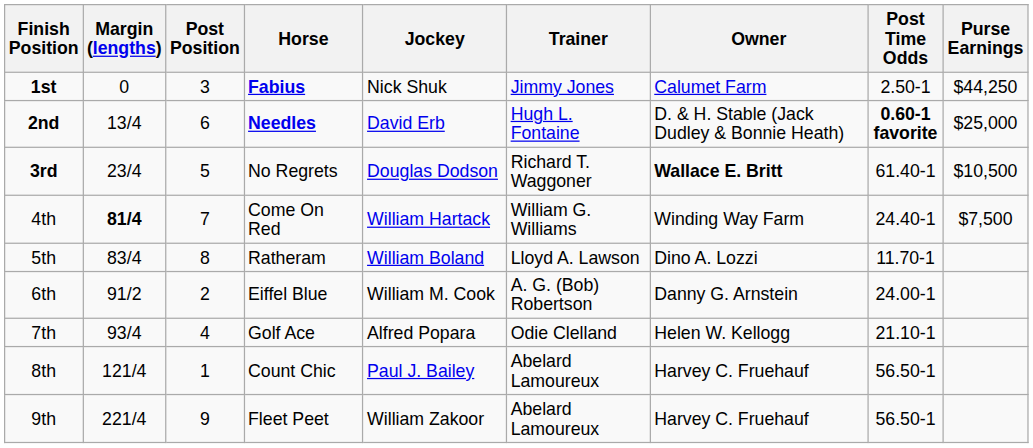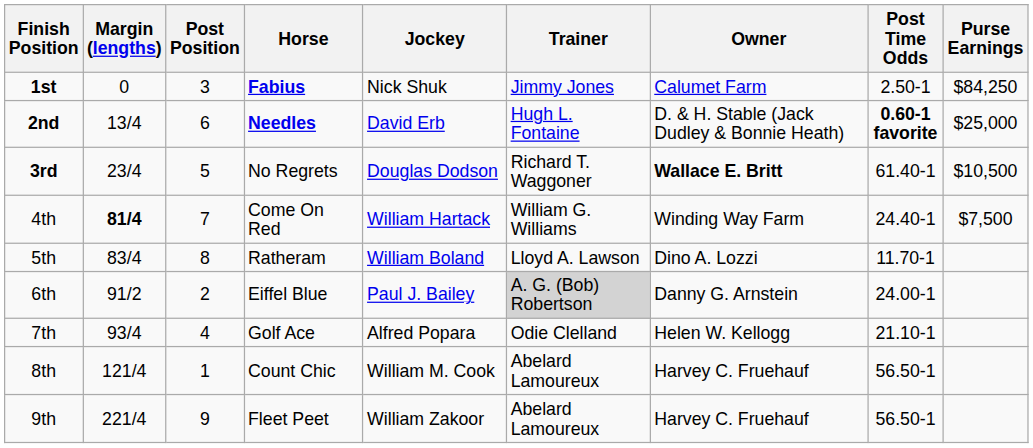(985, 86) $44,250 -> (985, 86) $84,250
(431, 295) William M. Cook -> (421, 295) Paul J. Bailey
(555, 295) no background -> (555, 295) lightgrey background
(421, 371) Paul J. Bailey -> (431, 371) William M. Cook
